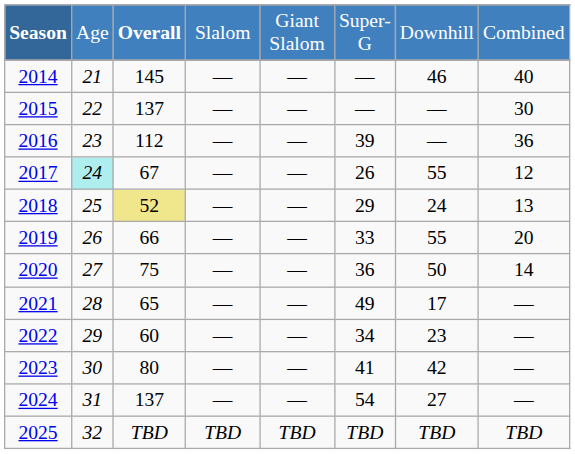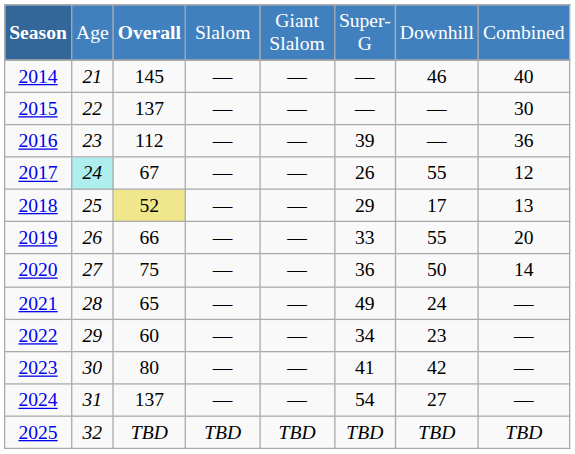(437, 205) 24 -> (437, 205) 17
(437, 302) 17 -> (437, 302) 24
